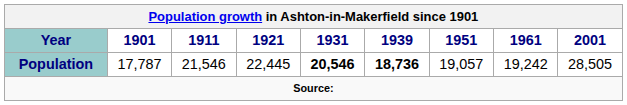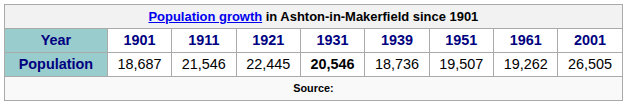(139, 64) 17,787 -> (139, 64) 18,687
(397, 64) bold -> (397, 64) normal
(461, 64) 19,057 -> (461, 64) 19,507
(526, 64) 19,242 -> (526, 64) 19,262
(590, 64) 28,505 -> (590, 64) 26,505
